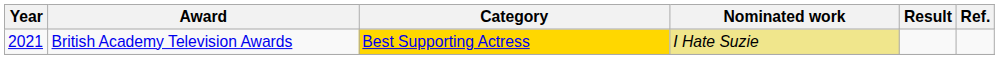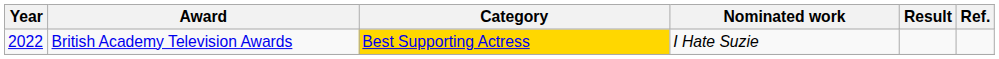(26, 41) 2021 -> (26, 41) 2022
(716, 41) khaki background -> (716, 41) no background
